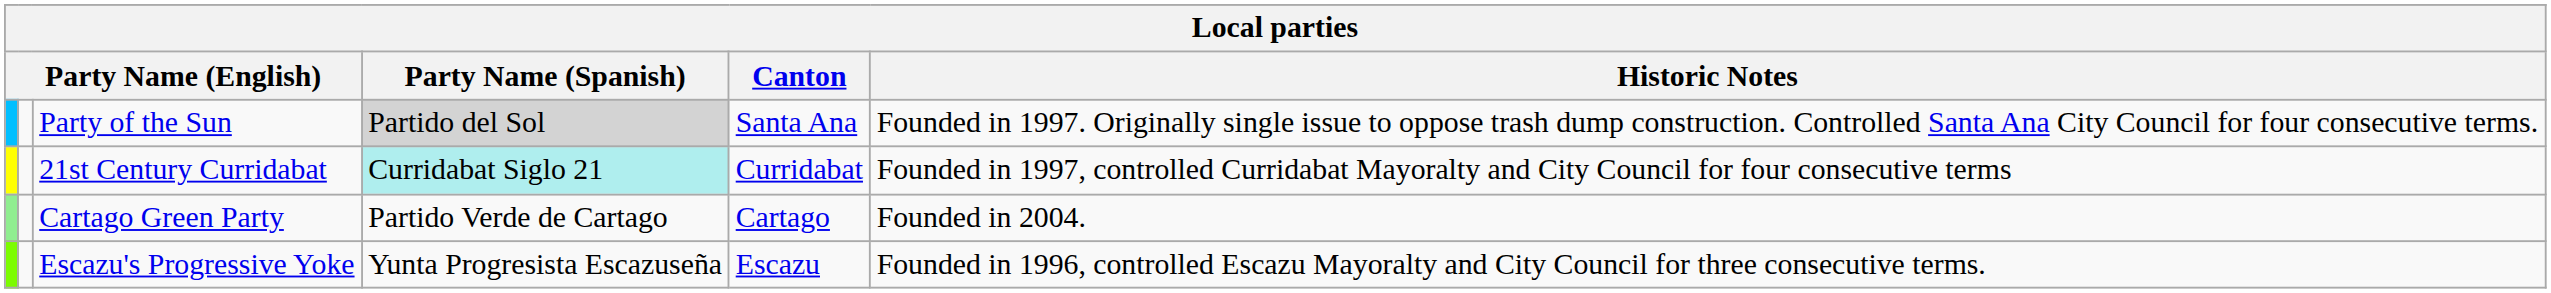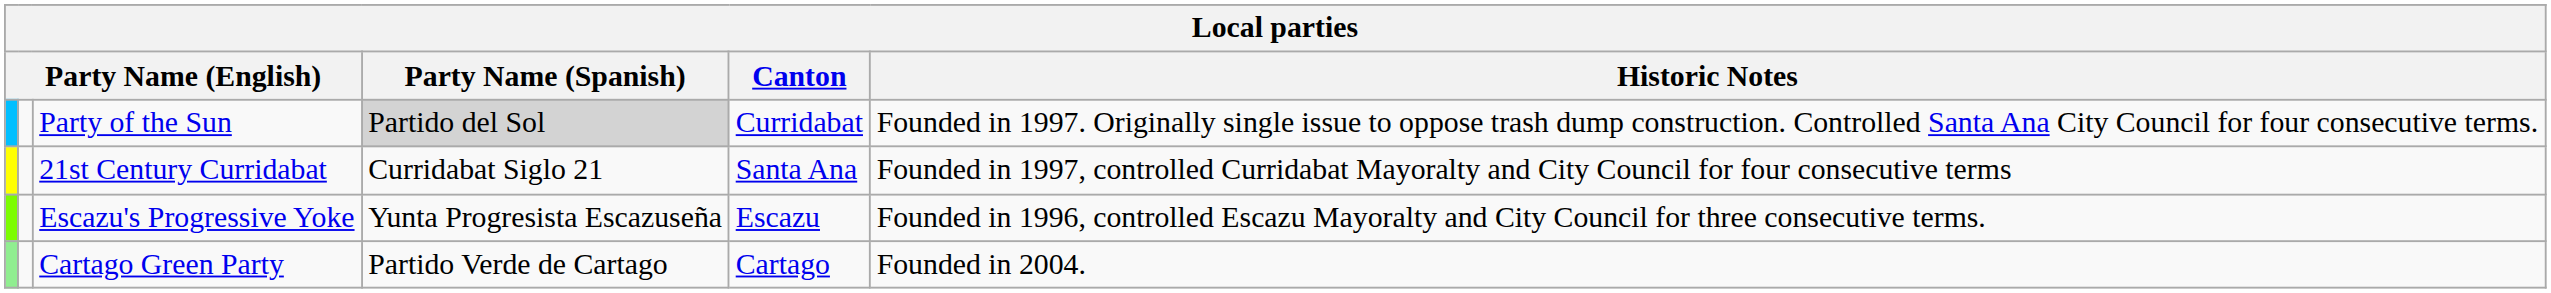(796, 122) Santa Ana -> (799, 122) Curridabat
(486, 169) paleturquoise background -> (486, 169) no background
(799, 169) Curridabat -> (796, 169) Santa Ana
rows swapped: (197, 264) <-> (162, 216)
